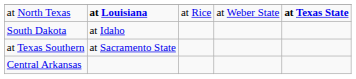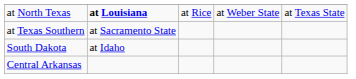(316, 13) bold -> (314, 13) normal
rows swapped: (37, 30) <-> (46, 47)
